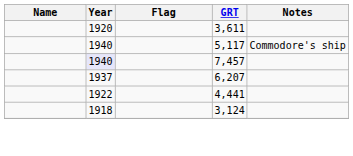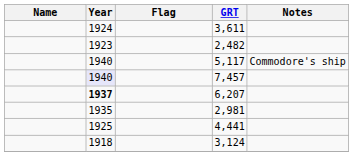(101, 29) 1920 -> (101, 29) 1924
+ row: (230, 45)
(101, 78) normal -> (101, 94) bold
+ row: (230, 110)
(101, 94) 1922 -> (101, 127) 1925
